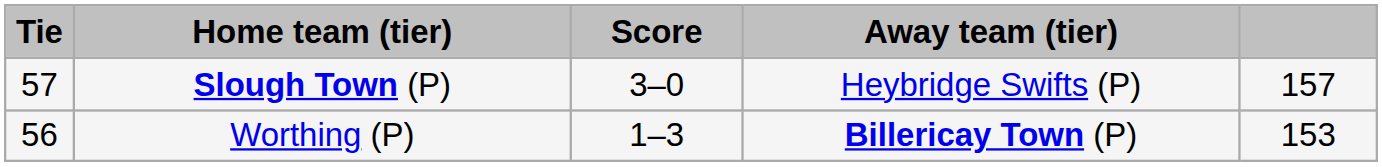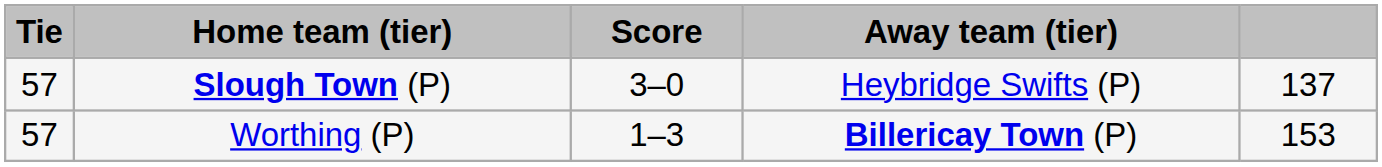(1308, 84) 157 -> (1308, 84) 137
(39, 136) 56 -> (39, 136) 57
